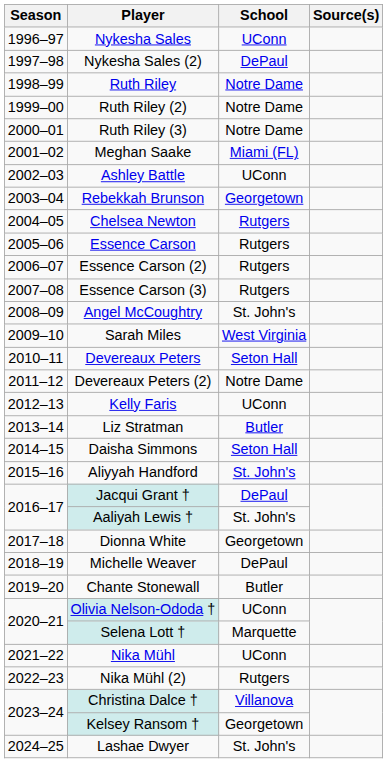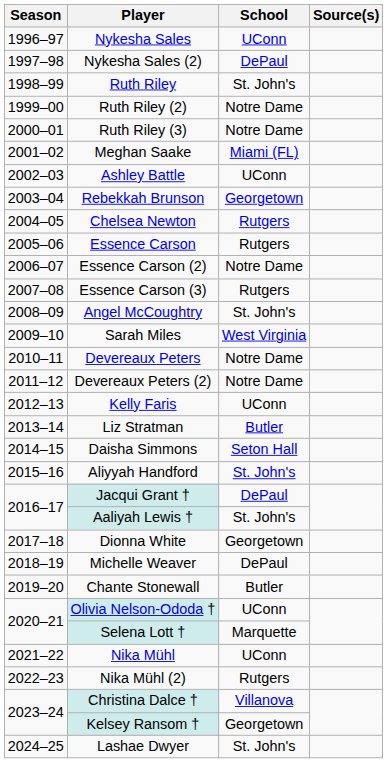(264, 84) Notre Dame -> (264, 84) St. John's
(264, 267) Rutgers -> (264, 267) Notre Dame
(264, 358) Seton Hall -> (264, 358) Notre Dame
